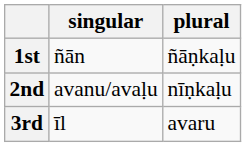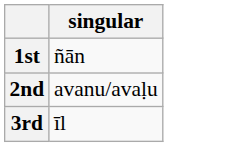- column: (201, 21)
